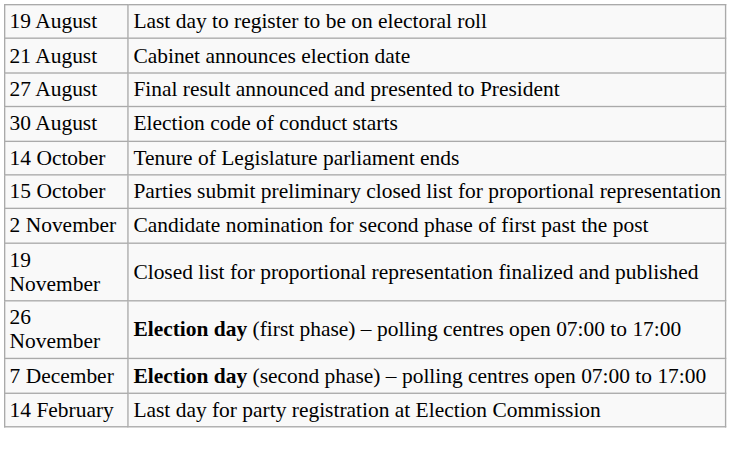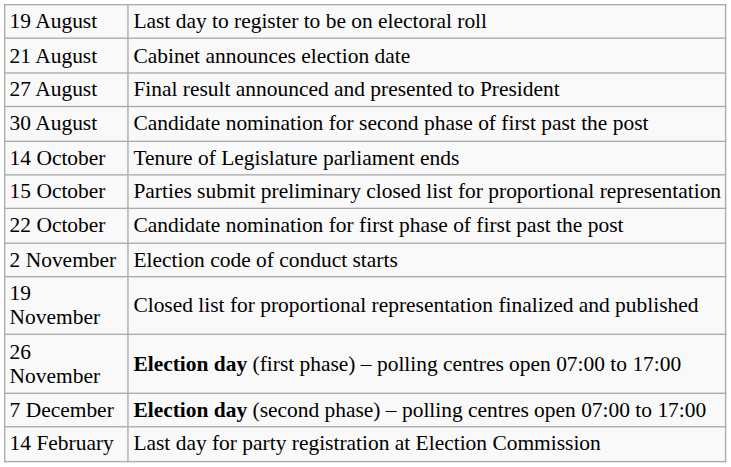(266, 123) Election code of conduct starts -> (391, 123) Candidate nomination for second phase of first past the post
+ row: (58, 225)
(391, 225) Candidate nomination for second phase of first past the post -> (266, 259) Election code of conduct starts
